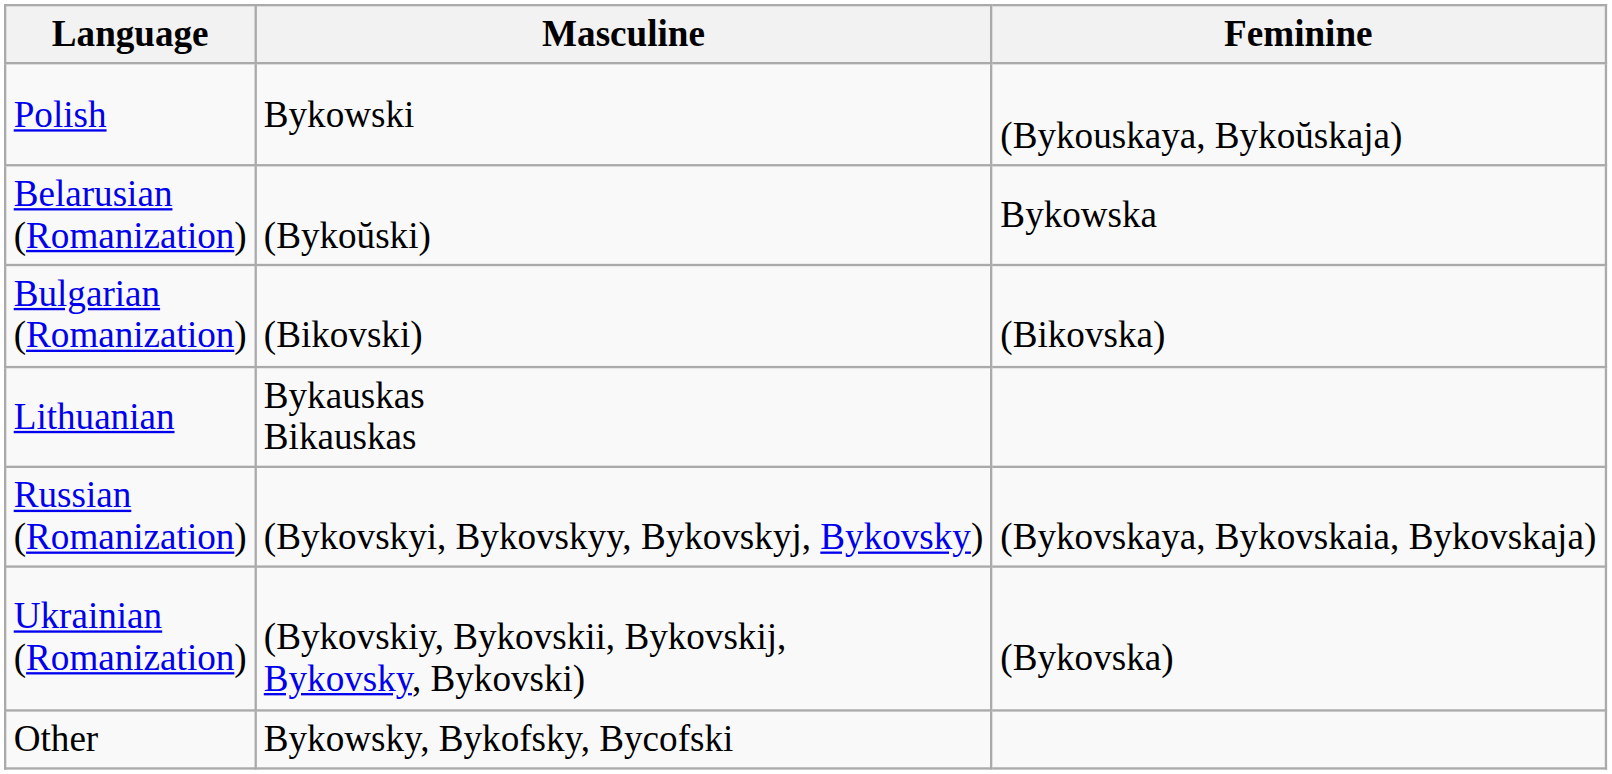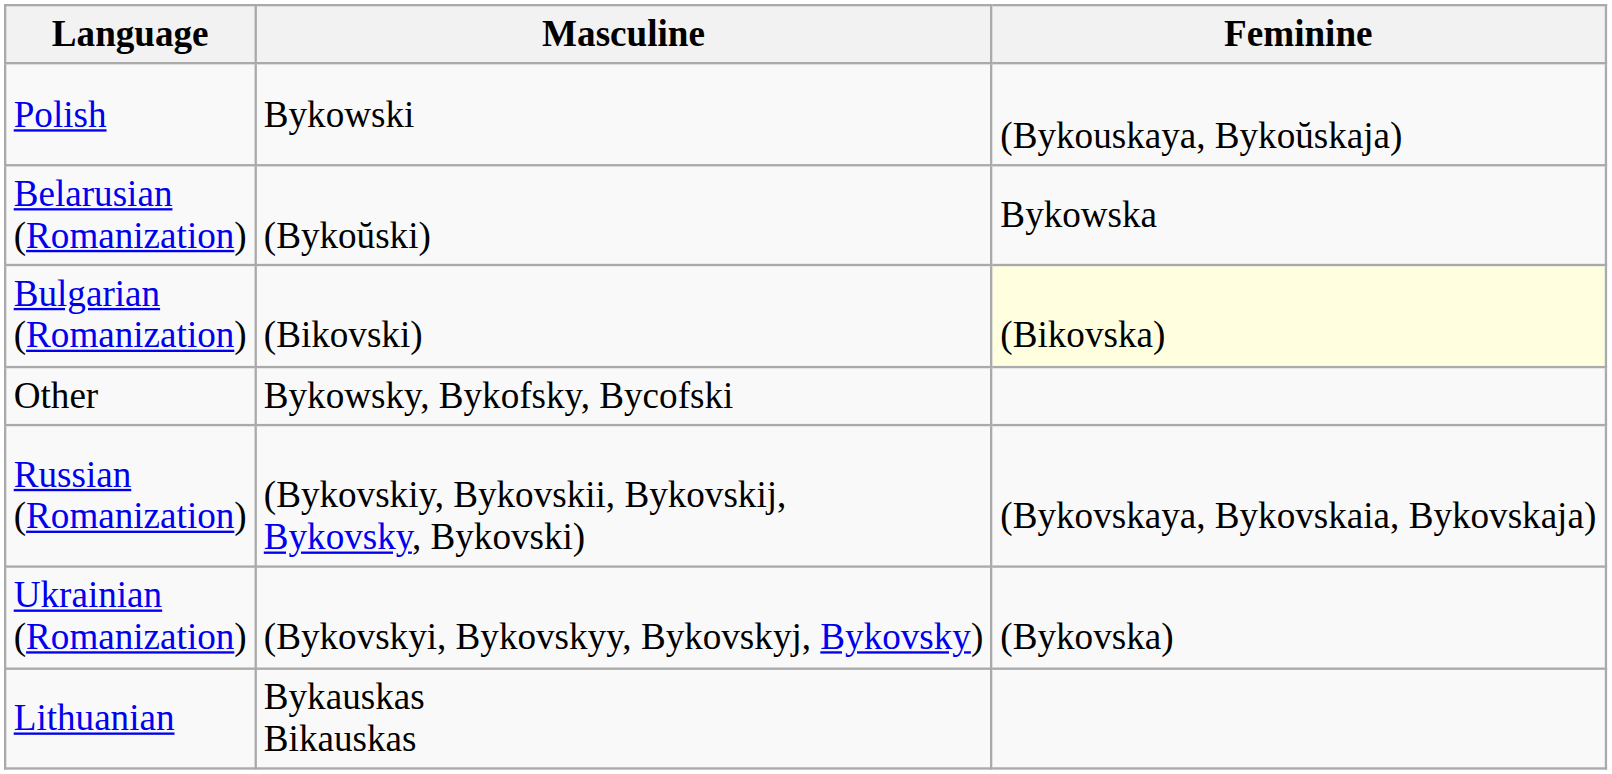(1083, 335) no background -> (1083, 335) lightyellow background
rows swapped: (94, 415) <-> (56, 738)
(624, 537) (Bykovskyi, Bykovskyy, Bykovskyj, Bykovsky) -> (525, 516) (Bykovskiy, Bykovskii, Bykovskij, Bykovsky, Bykovski)
(525, 658) (Bykovskiy, Bykovskii, Bykovskij, Bykovsky, Bykovski) -> (624, 637) (Bykovskyi, Bykovskyy, Bykovskyj, Bykovsky)
